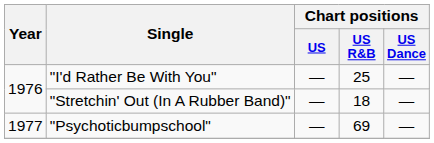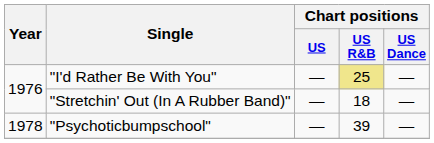(362, 76) no background -> (362, 76) khaki background
(25, 125) 1977 -> (25, 125) 1978
(362, 125) 69 -> (362, 125) 39
